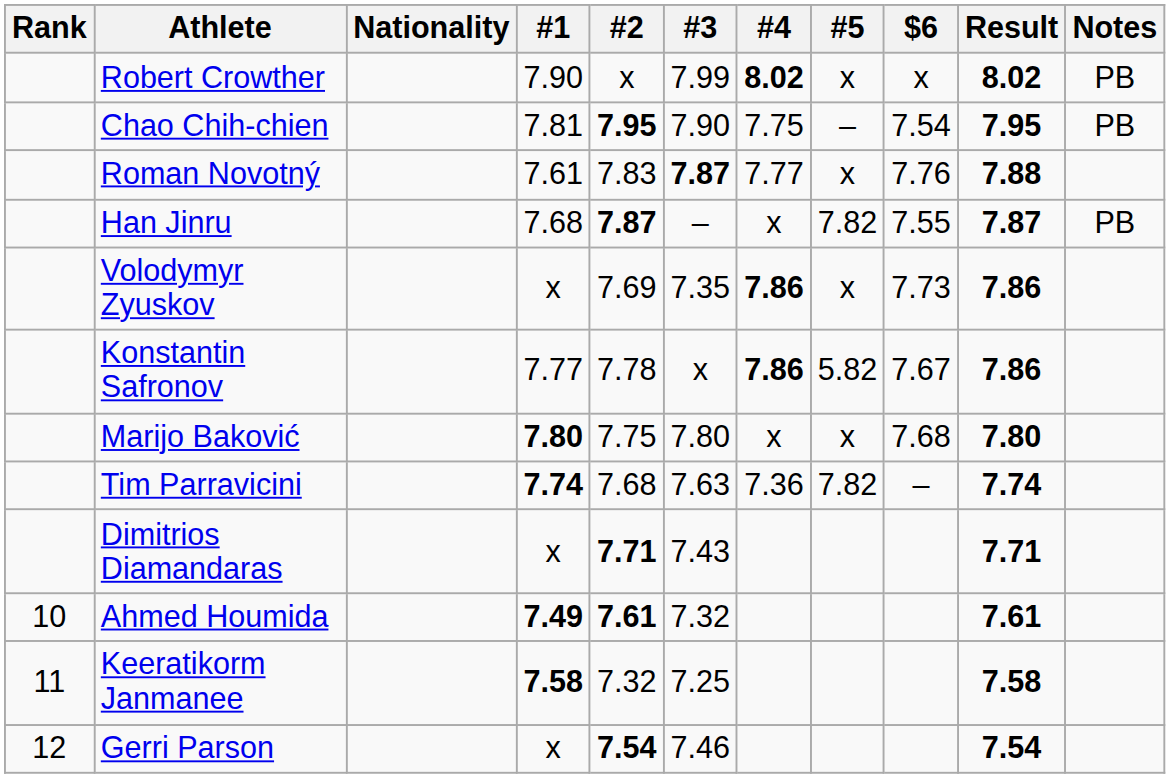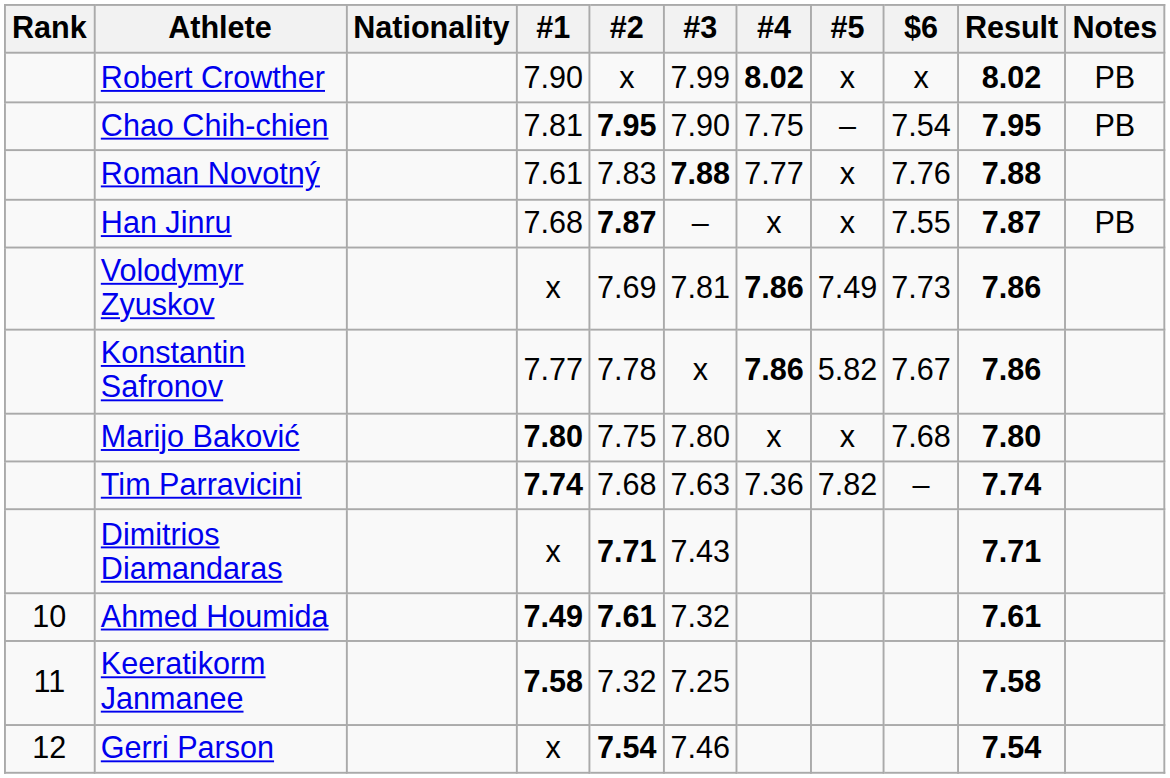(700, 174) 7.87 -> (700, 174) 7.88
(847, 222) 7.82 -> (847, 222) x
(700, 288) 7.35 -> (700, 288) 7.81
(847, 288) x -> (847, 288) 7.49
